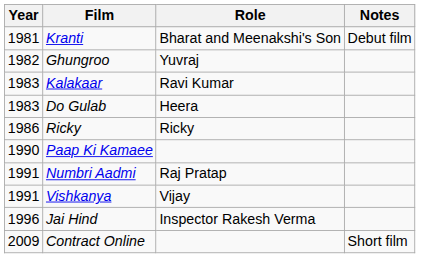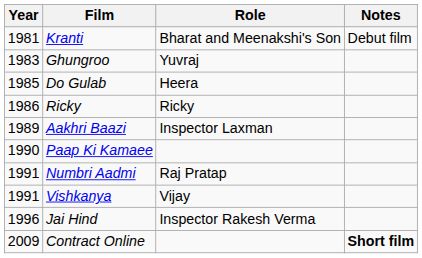(24, 60) 1982 -> (24, 60) 1983
- row: (74, 83)
(24, 106) 1983 -> (24, 83) 1985
+ row: (86, 128)
(378, 241) normal -> (381, 241) bold
